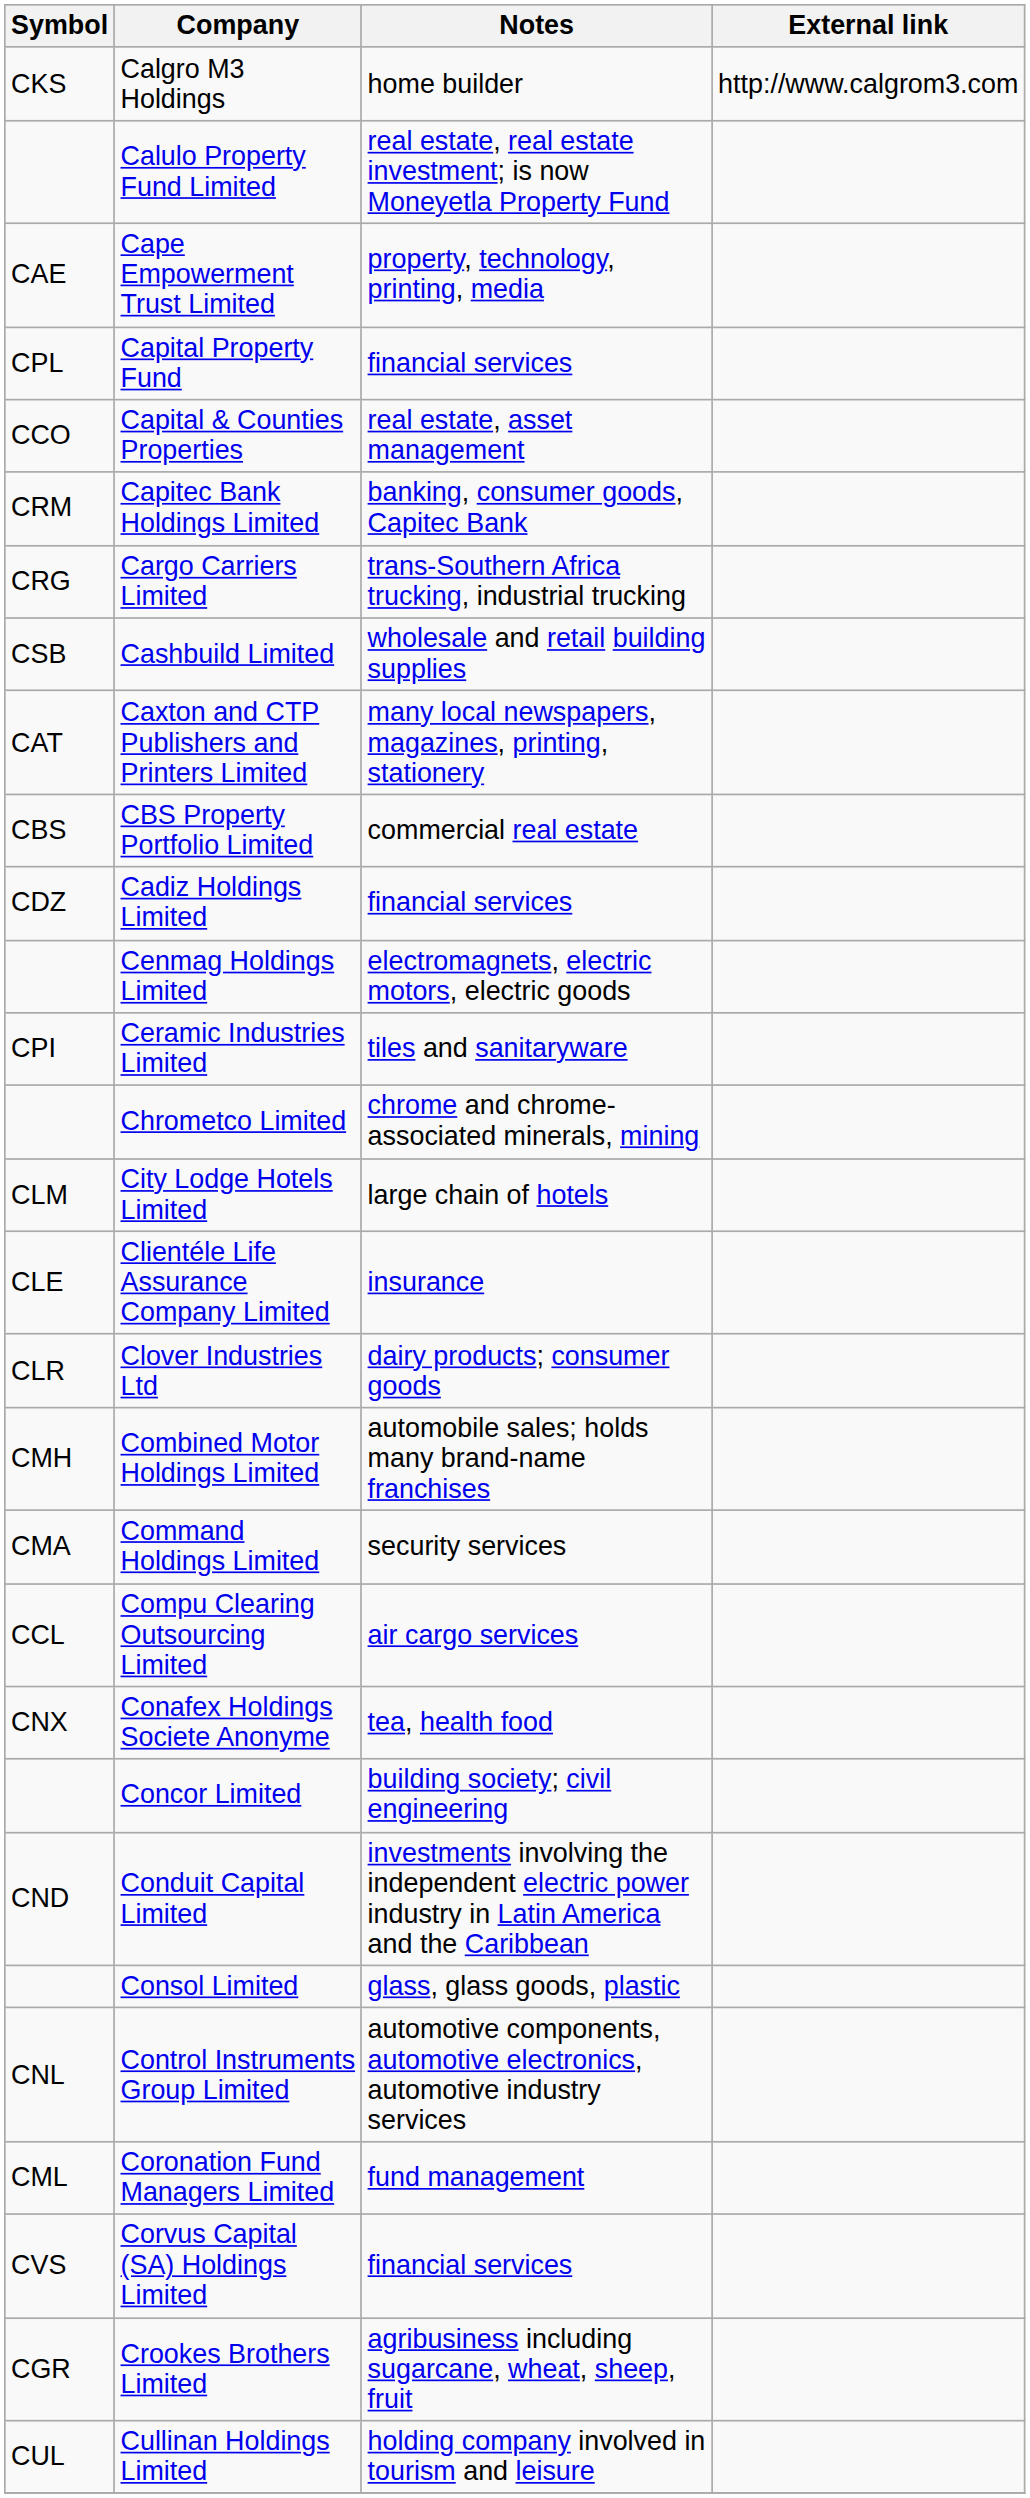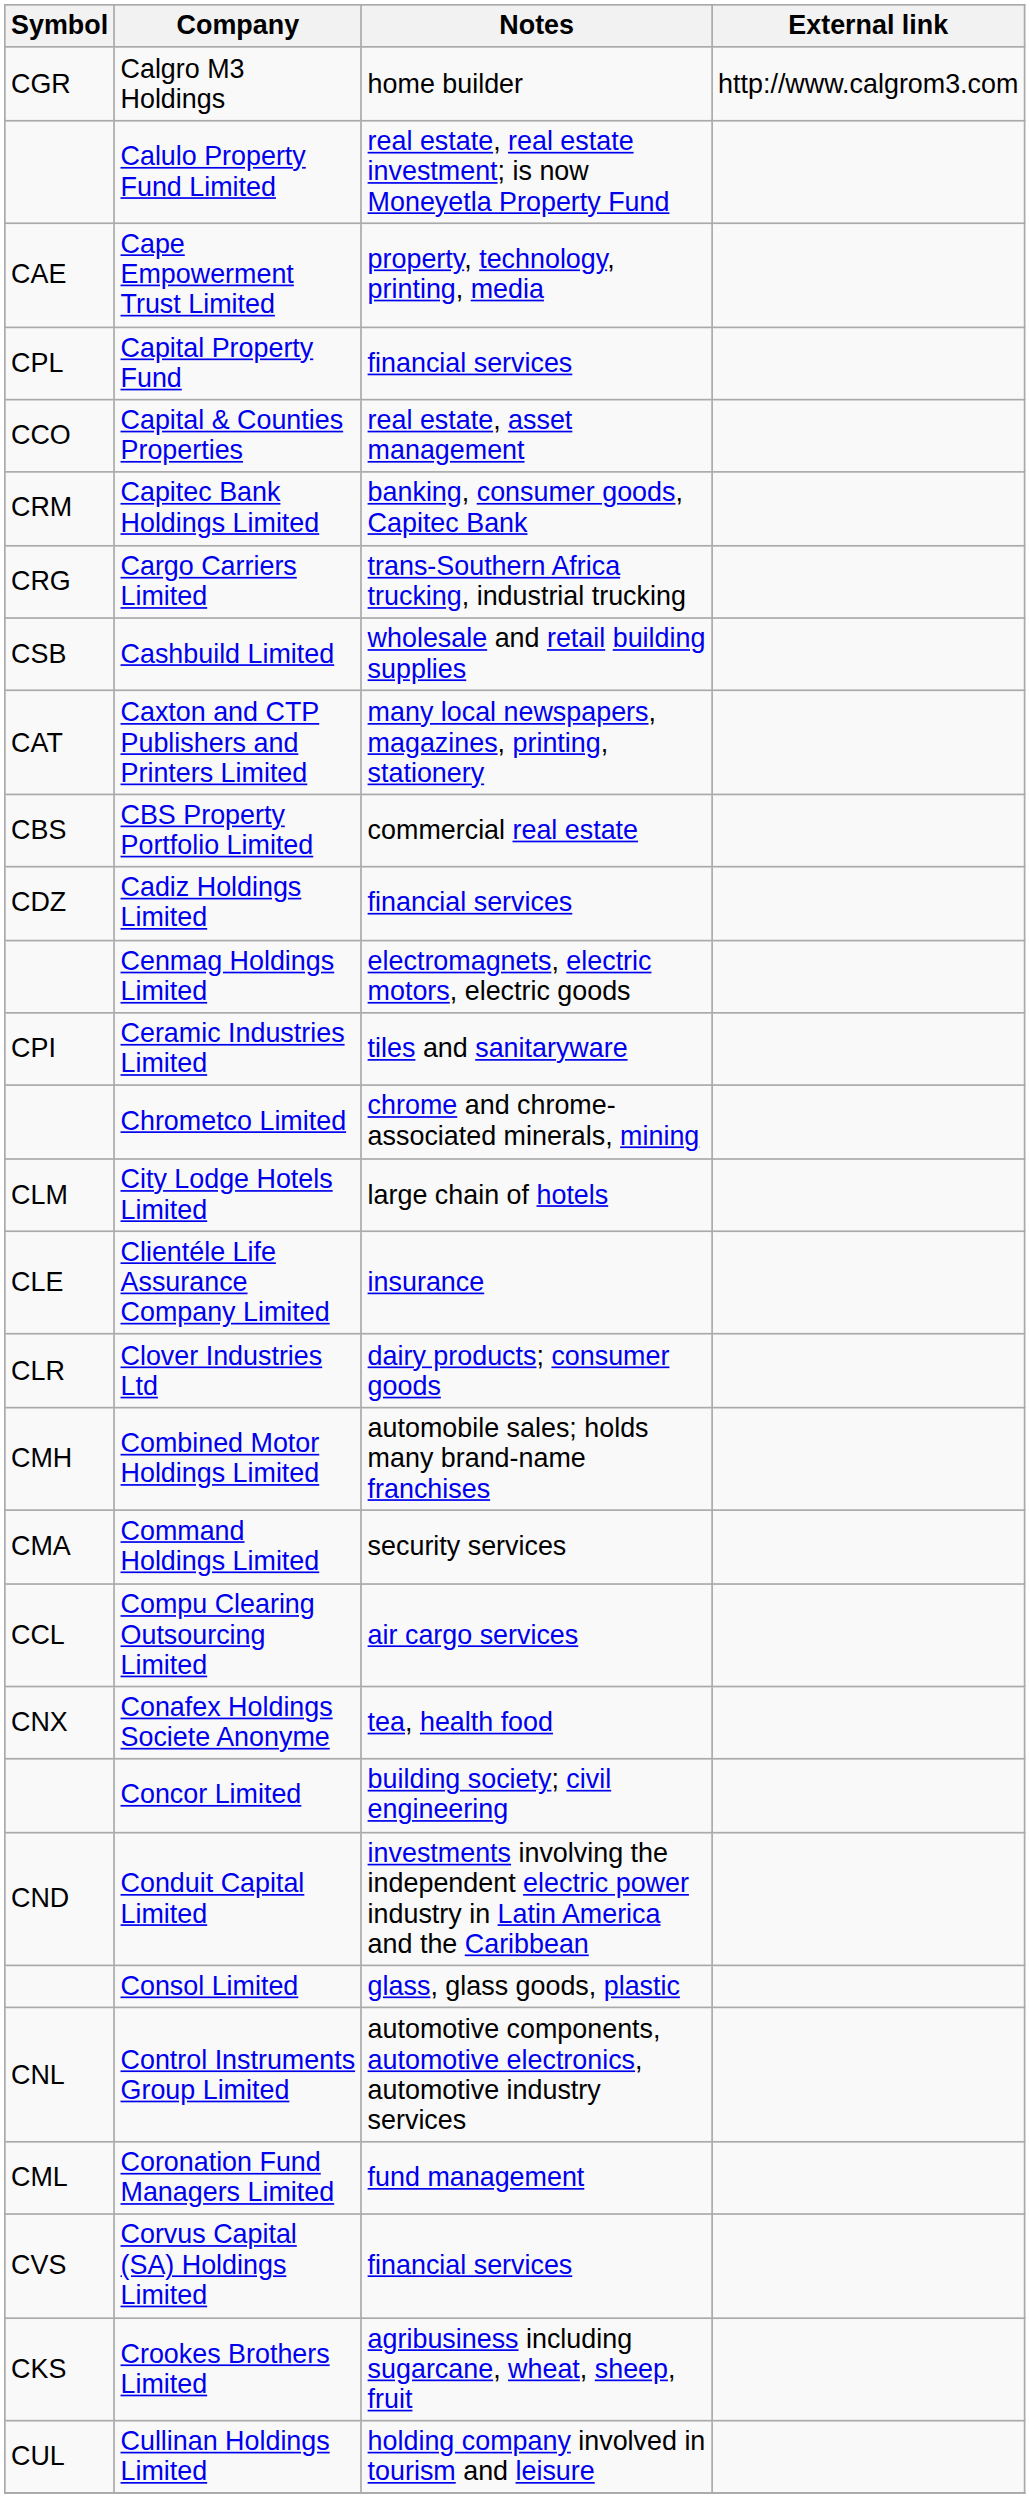(39, 83) CKS -> (41, 83) CGR
(41, 2368) CGR -> (39, 2368) CKS
